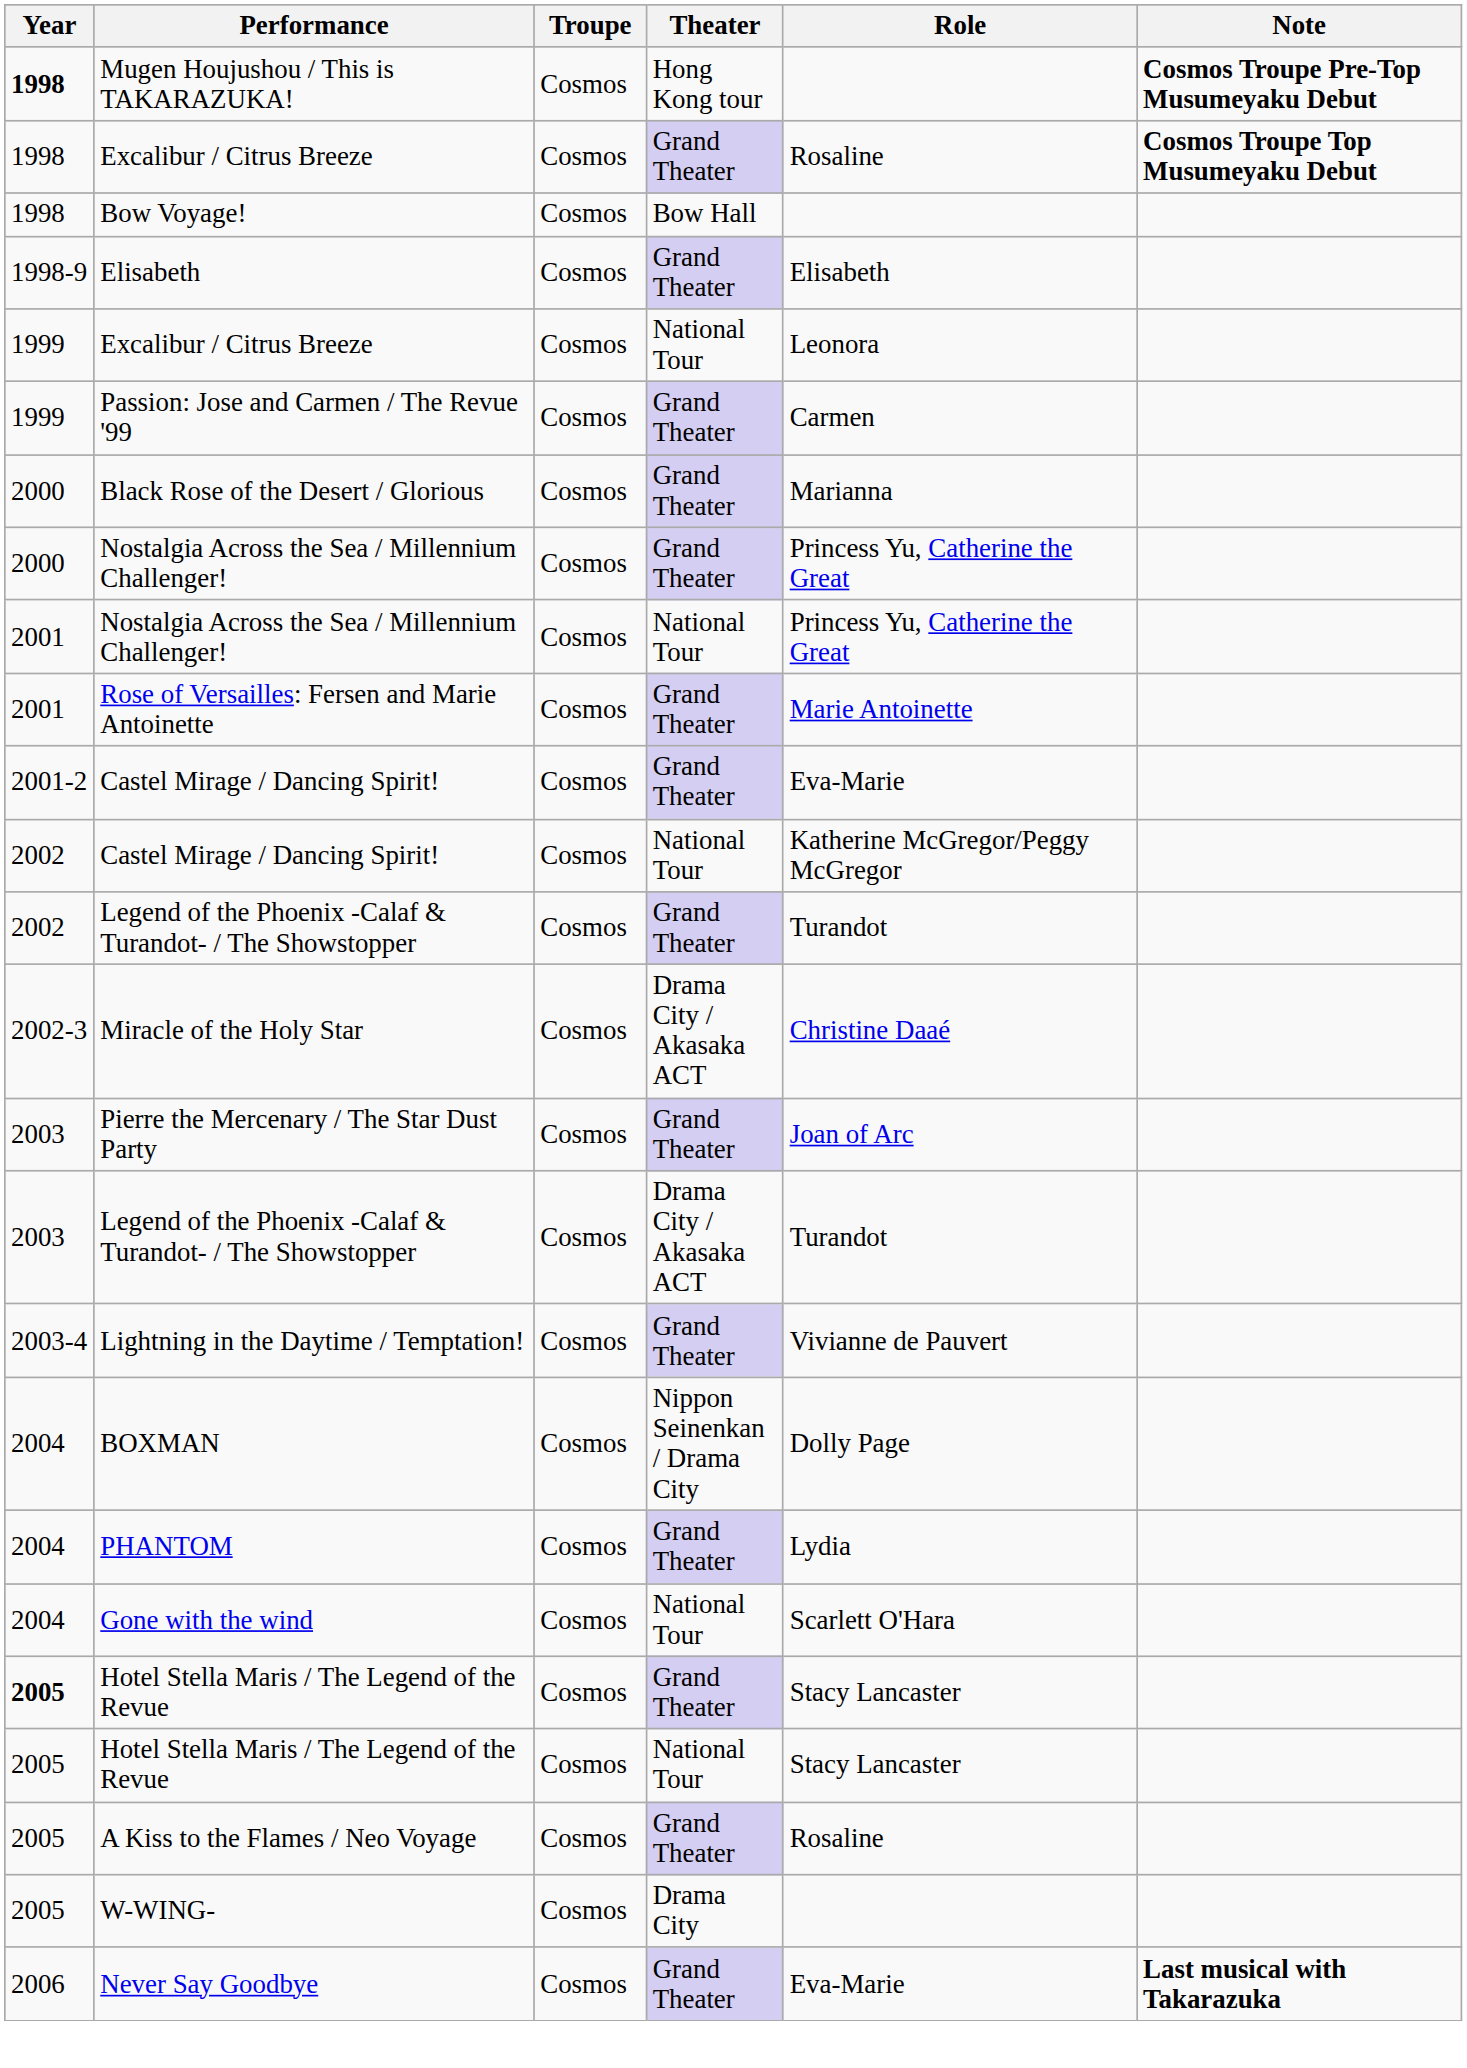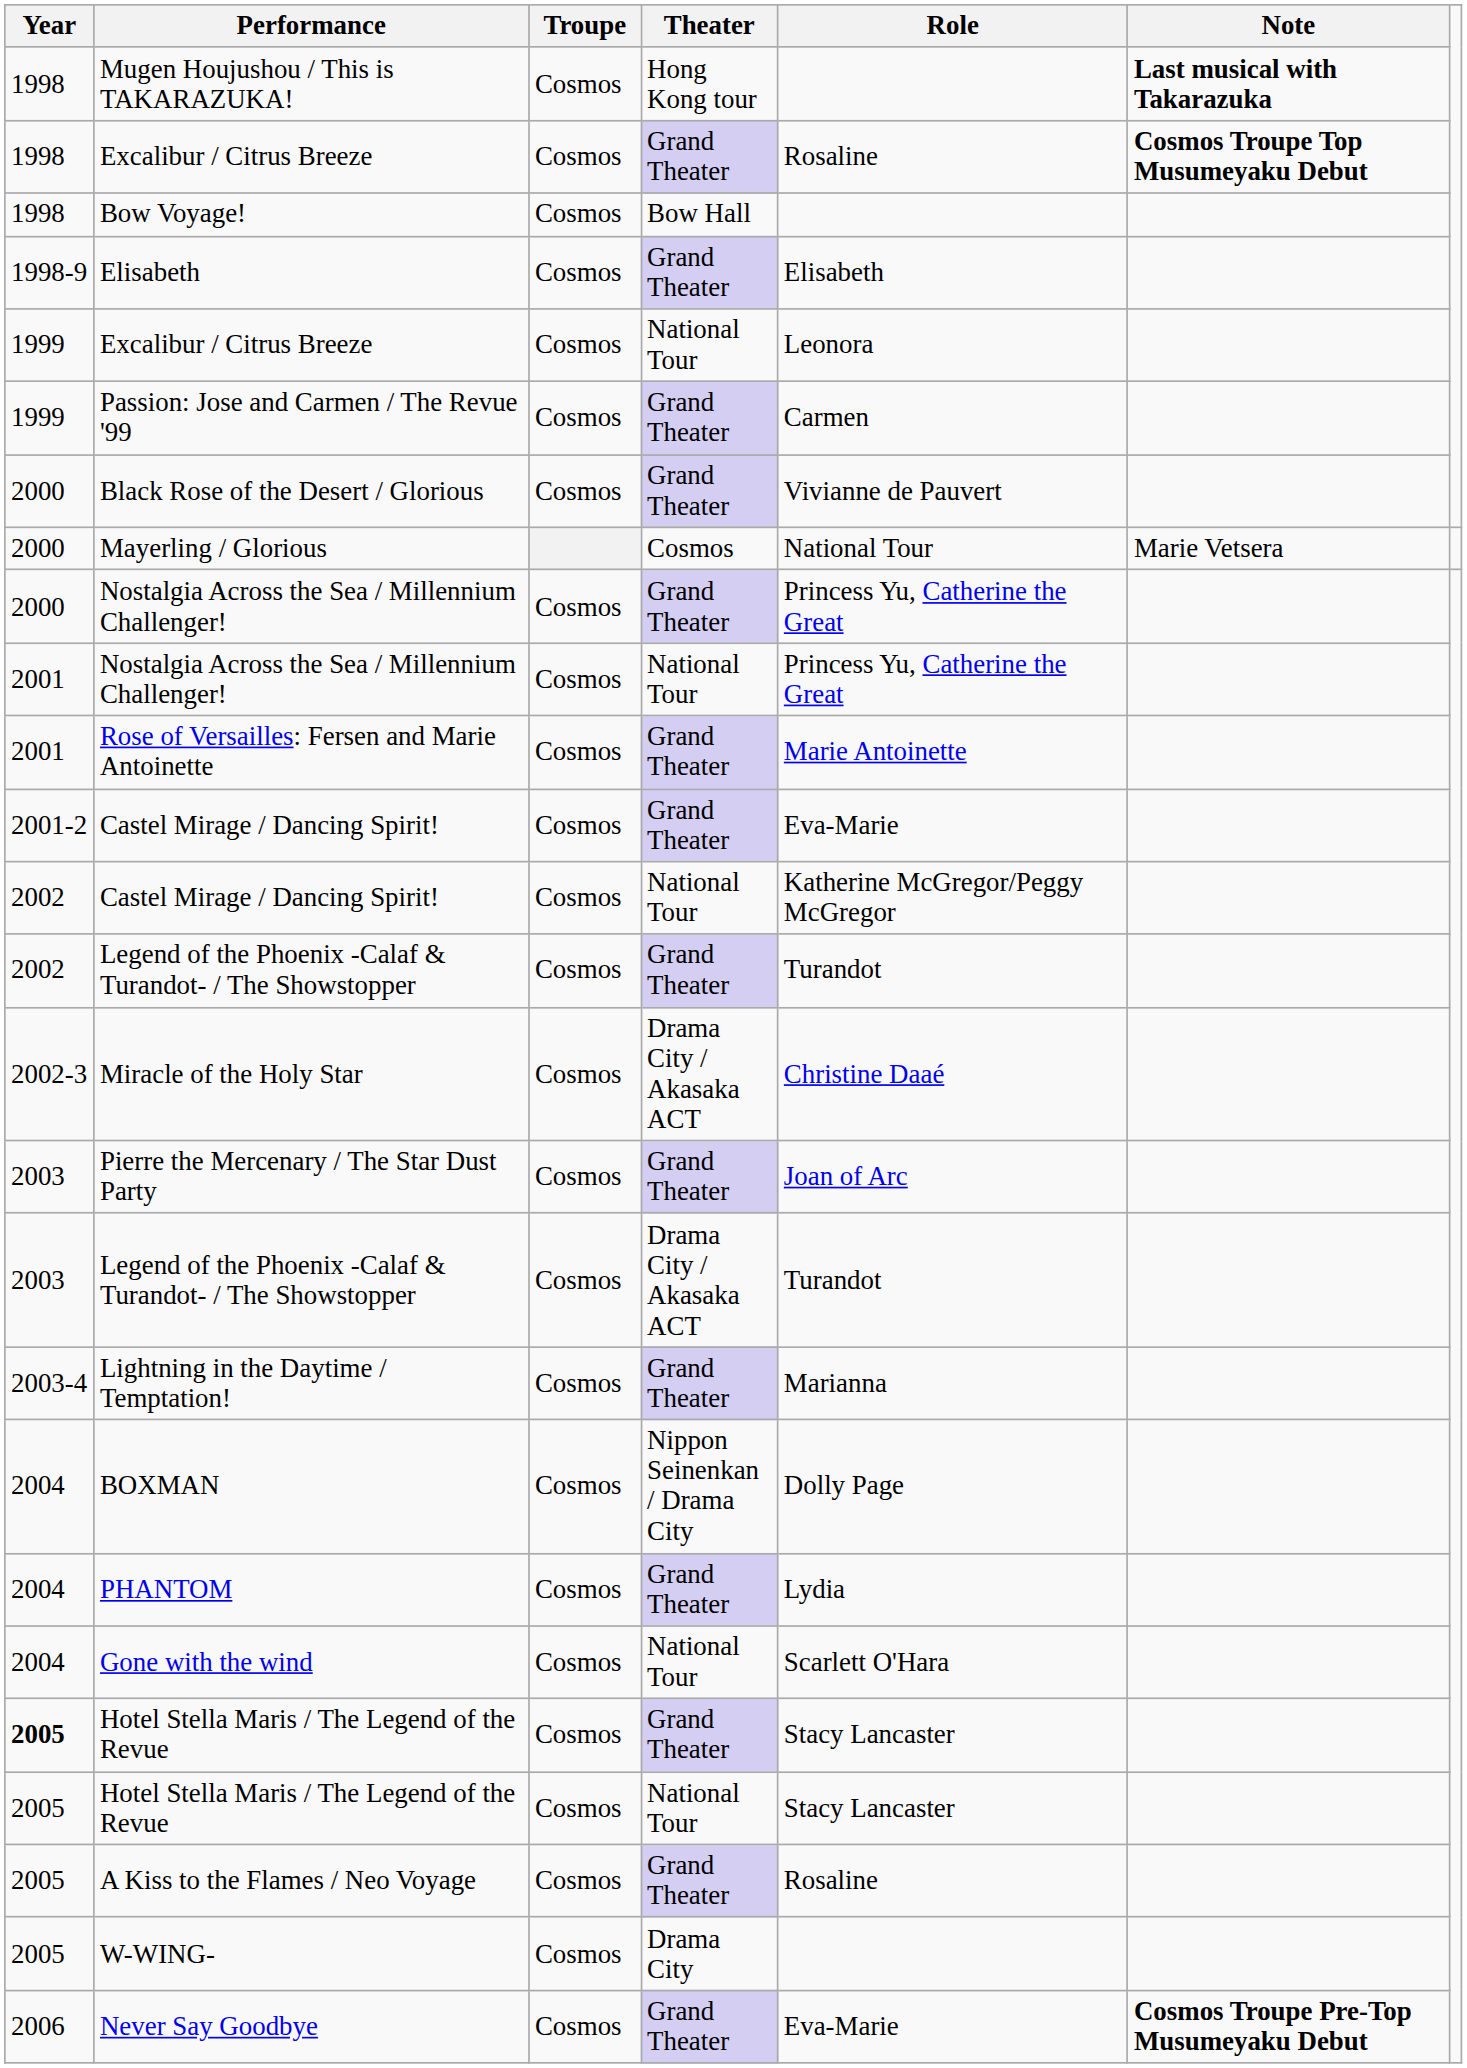(38, 83) bold -> (38, 83) normal
(1282, 83) Cosmos Troupe Pre-Top Musumeyaku Debut -> (1235, 83) Last musical with Takarazuka
(841, 490) Marianna -> (893, 490) Vivianne de Pauvert
+ row: (213, 548)
(899, 1340) Vivianne de Pauvert -> (835, 1382) Marianna
(1245, 1983) Last musical with Takarazuka -> (1273, 2026) Cosmos Troupe Pre-Top Musumeyaku Debut
